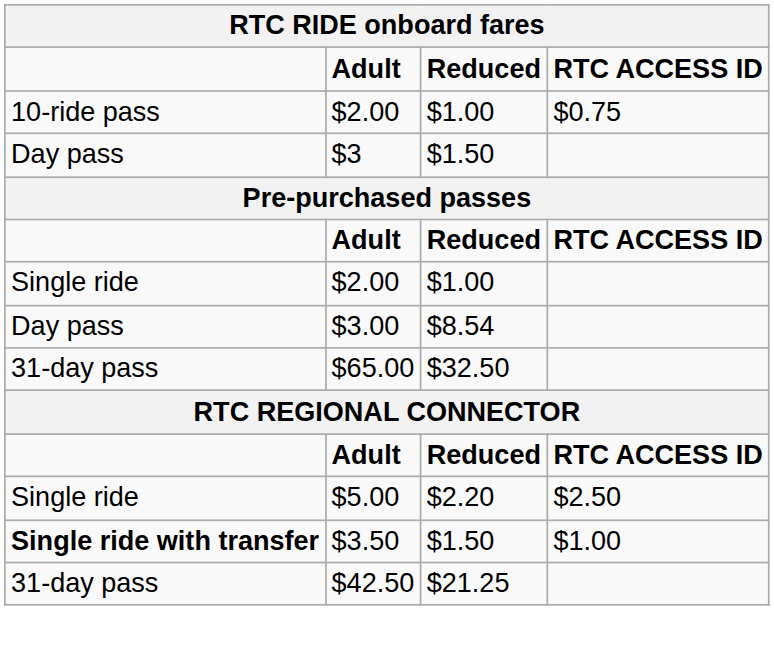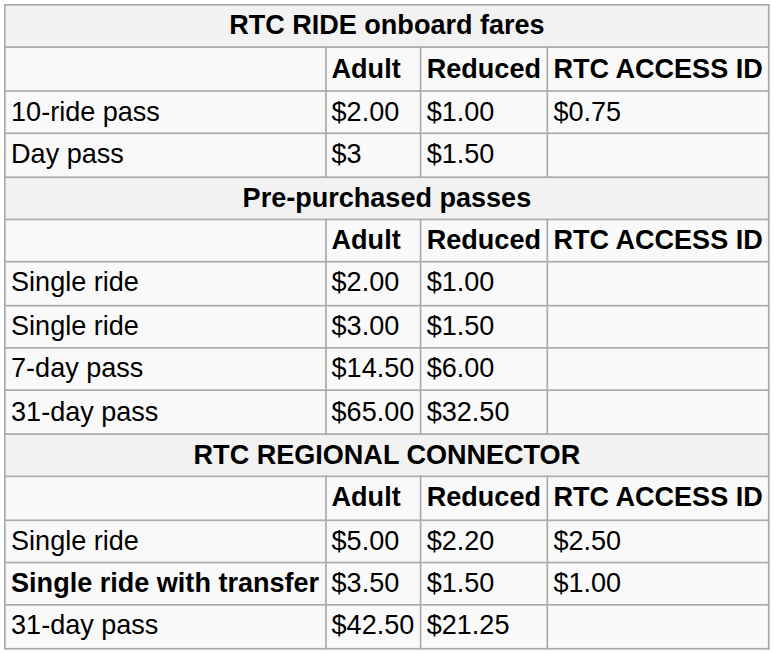(67, 326) Day pass -> (75, 326) Single ride
(461, 326) $8.54 -> (461, 326) $1.50
+ row: (373, 369)
